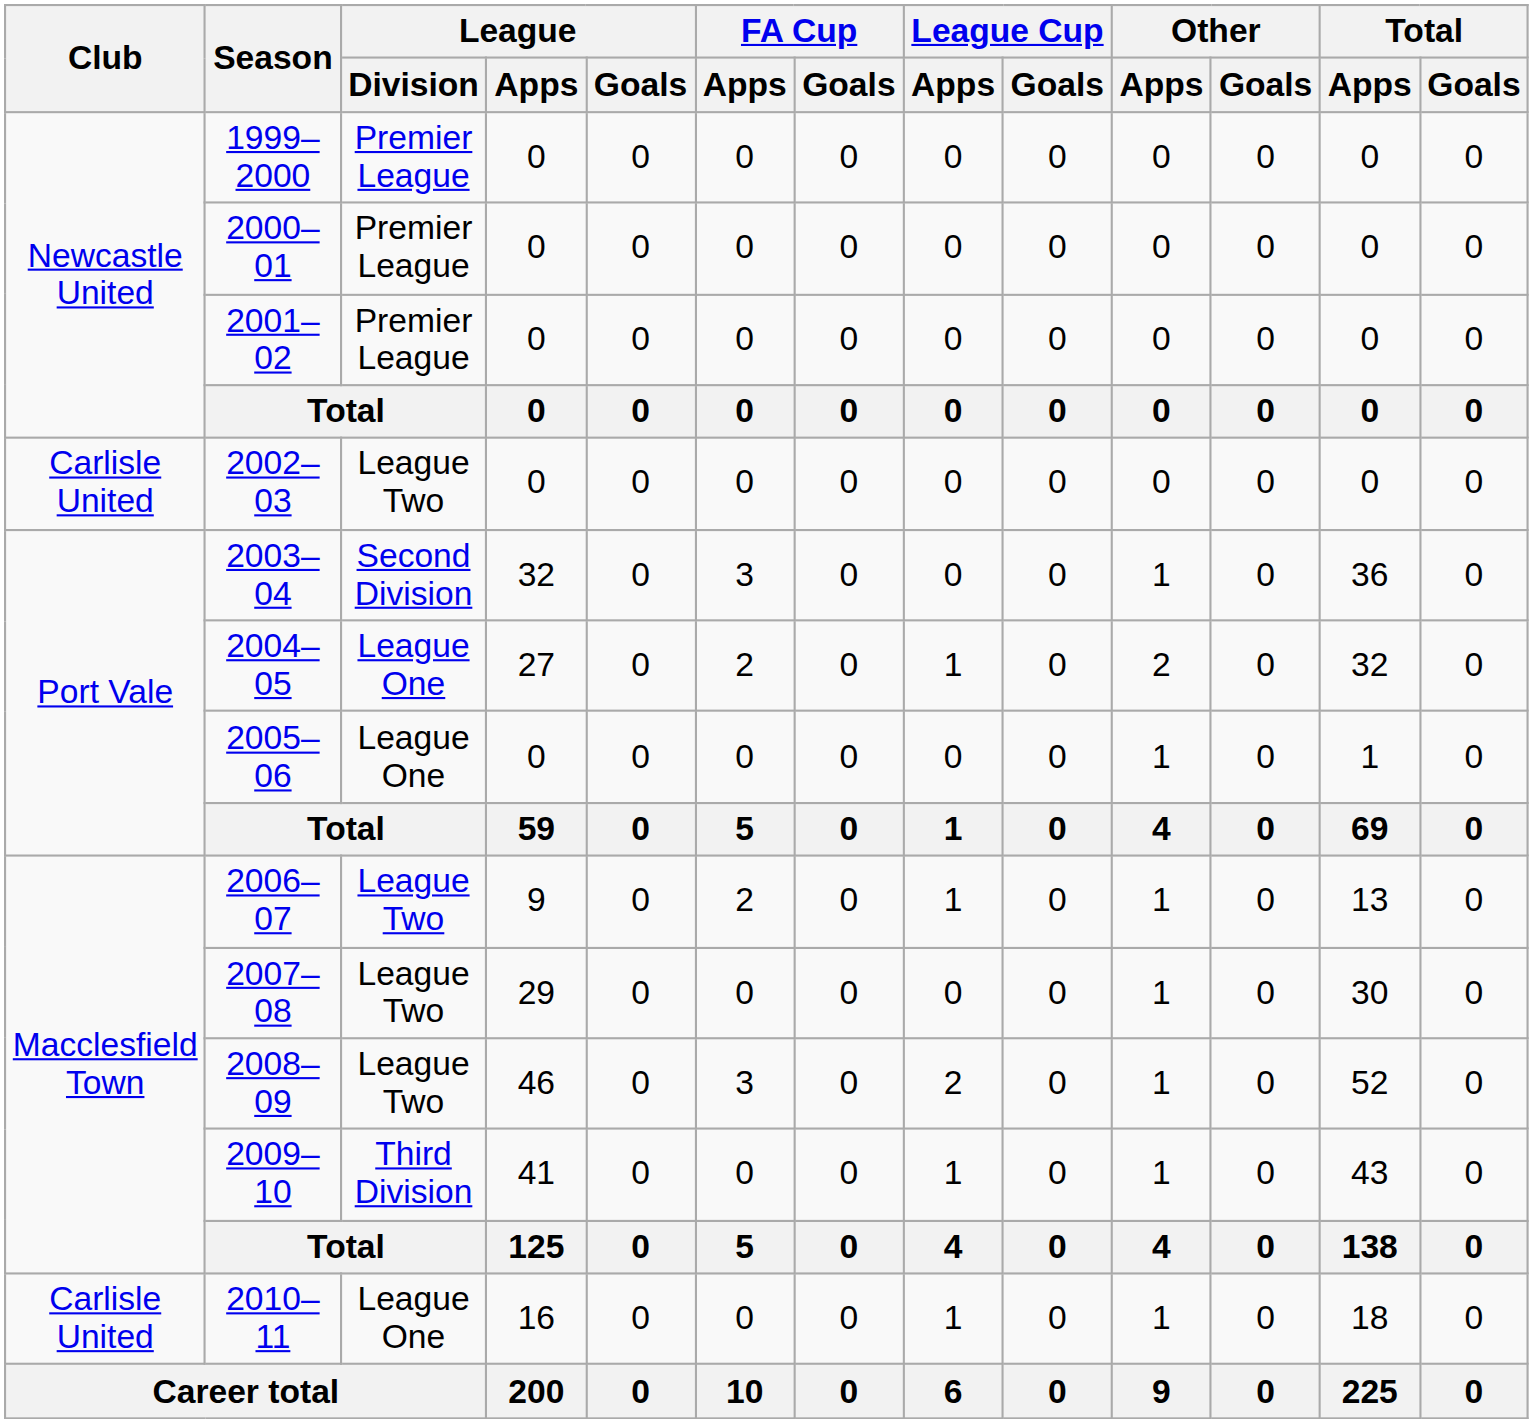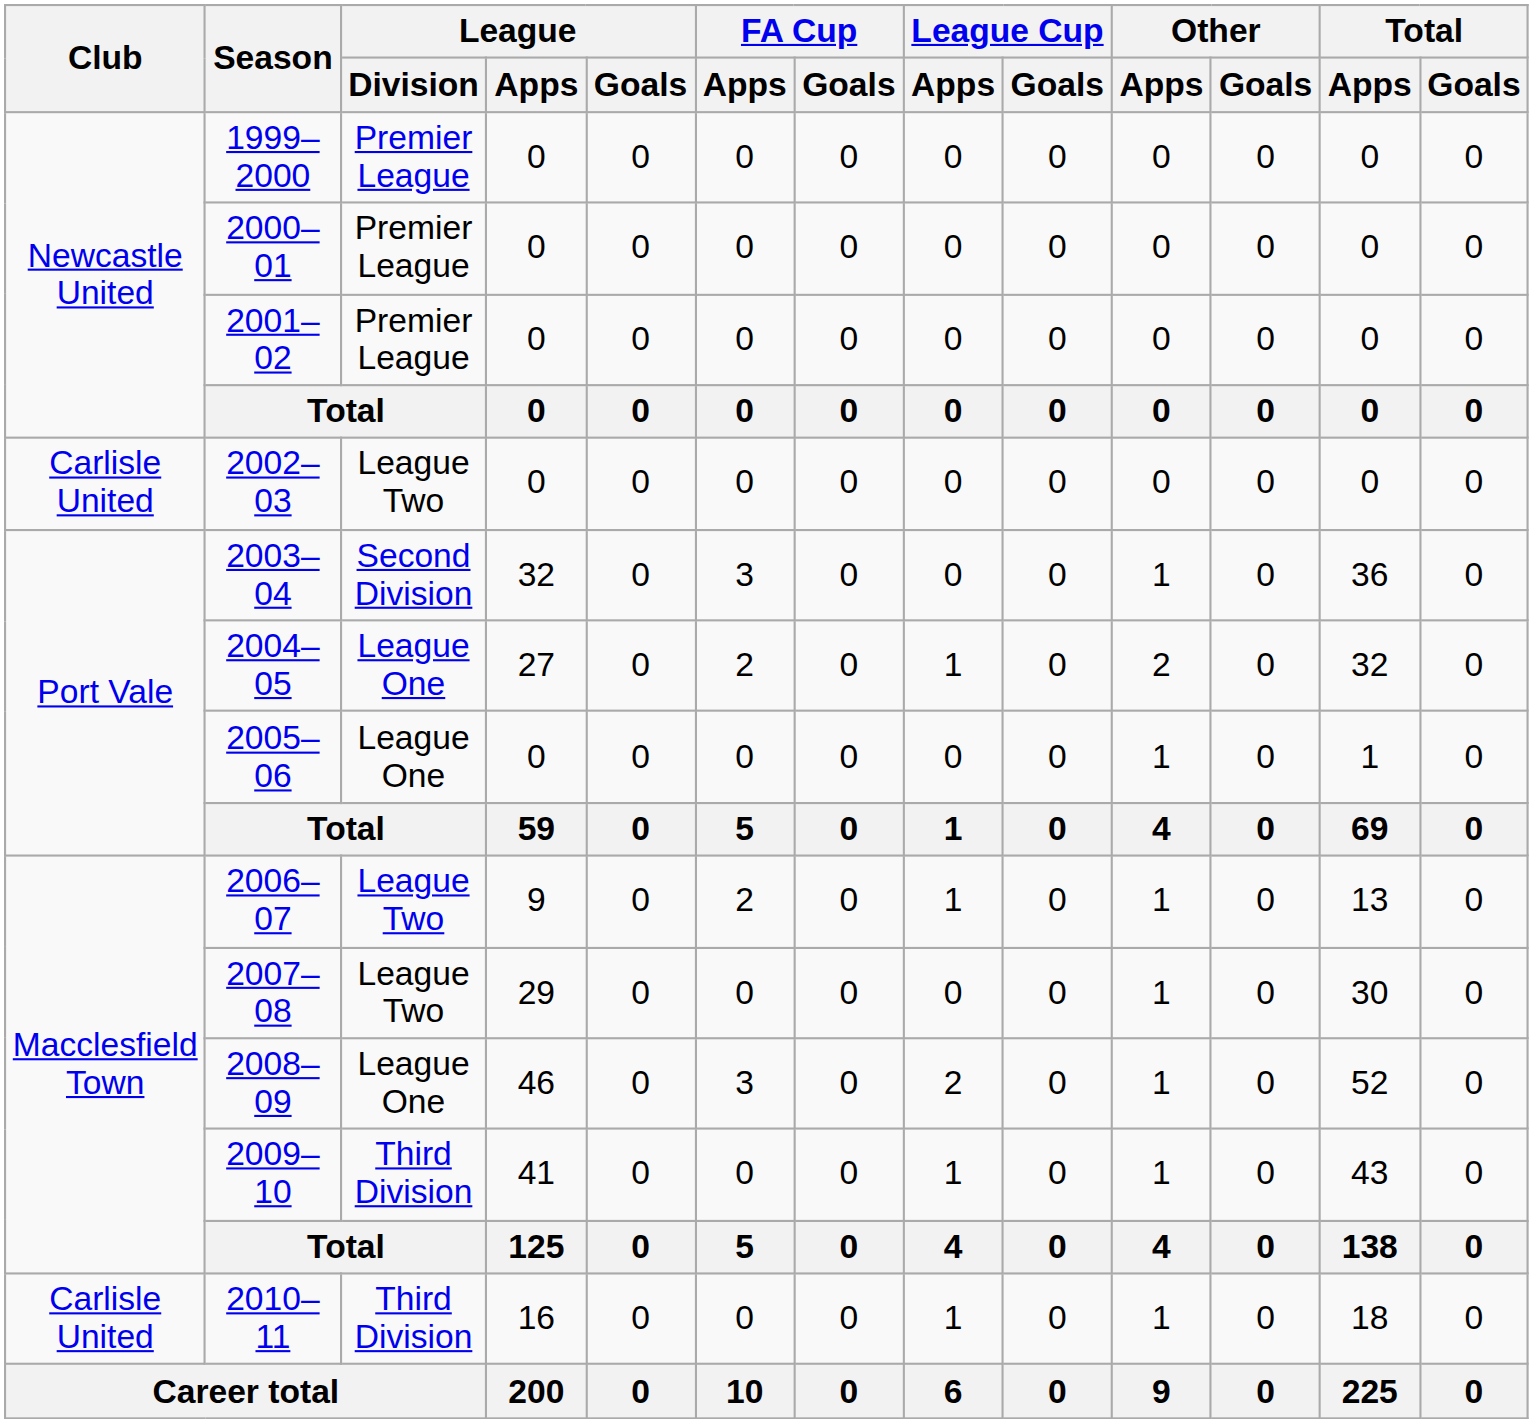(414, 1082) League Two -> (414, 1082) League One
(414, 1318) League One -> (414, 1318) Third Division
